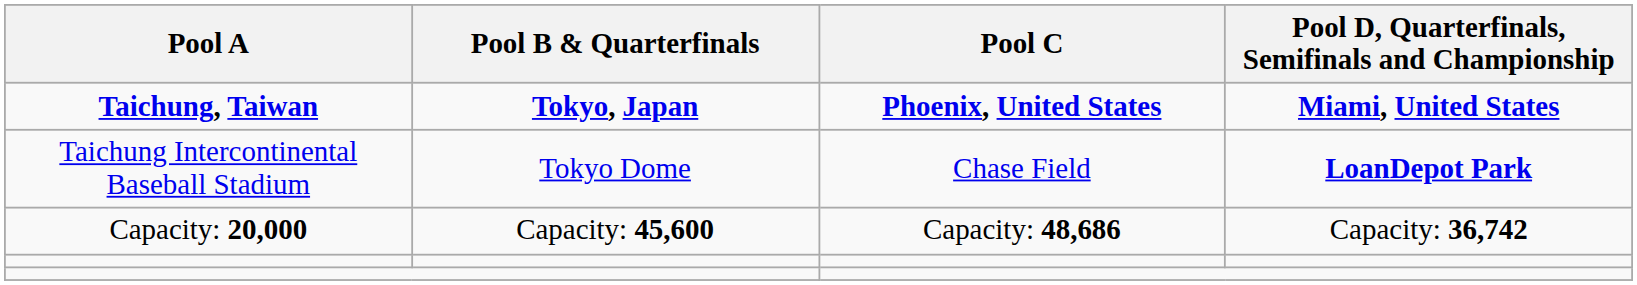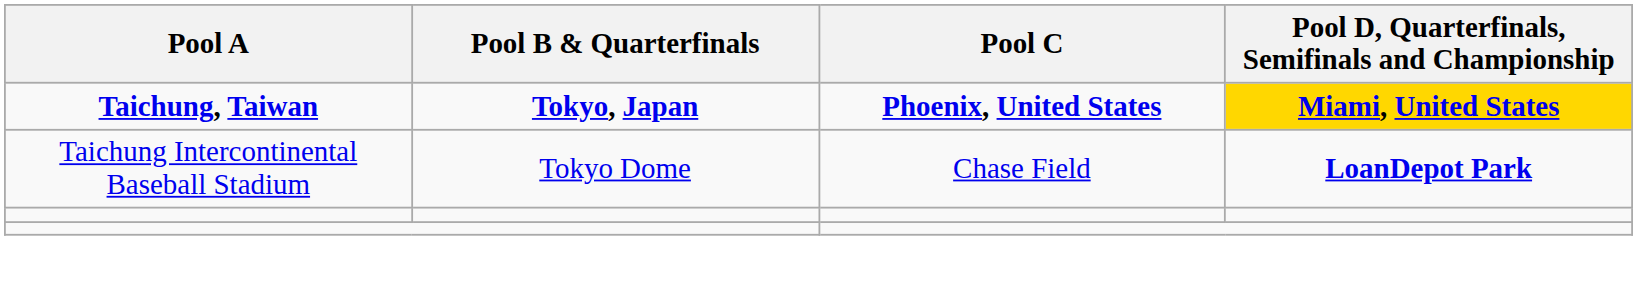(1429, 105) no background -> (1429, 105) gold background
- row: (208, 230)
